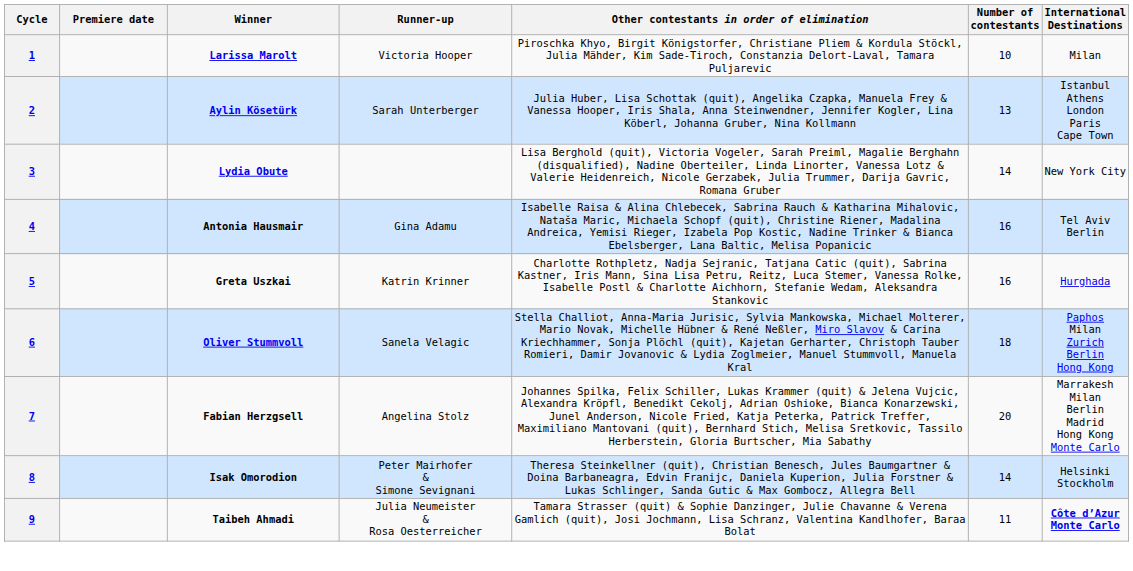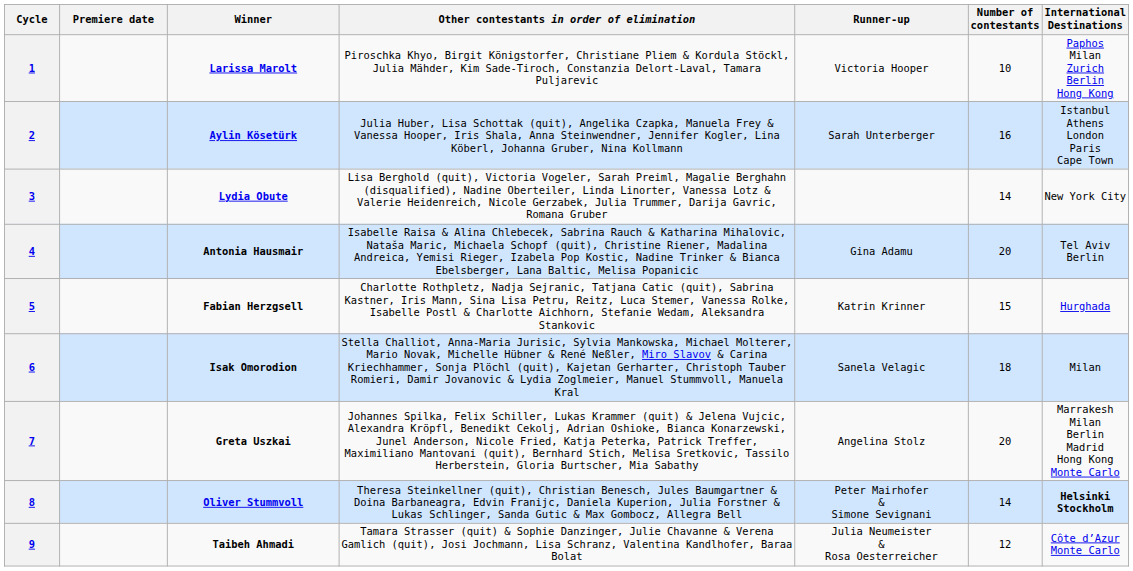columns swapped: (426, 19) <-> (740, 19)
(1085, 55) Milan -> (1085, 68) Paphos Milan Zurich Berlin Hong Kong
(1005, 110) 13 -> (1005, 135) 16
(1005, 226) 16 -> (1005, 251) 20
(253, 281) Greta Uszkai -> (253, 306) Fabian Herzgsell
(1005, 281) 16 -> (1005, 306) 15
(253, 342) Oliver Stummvoll -> (253, 367) Isak Omorodion
(1085, 342) Paphos Milan Zurich Berlin Hong Kong -> (1085, 367) Milan
(253, 416) Fabian Herzgsell -> (253, 441) Greta Uszkai
(253, 477) Isak Omorodion -> (253, 502) Oliver Stummvoll
(1085, 477) normal -> (1085, 502) bold
(1005, 519) 11 -> (1005, 544) 12
(1085, 519) bold -> (1085, 544) normal
